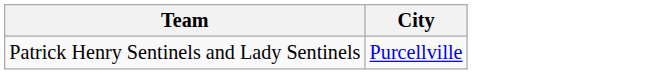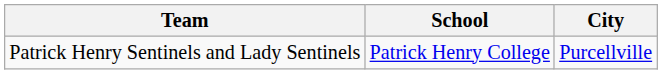+ column: (460, 20)
